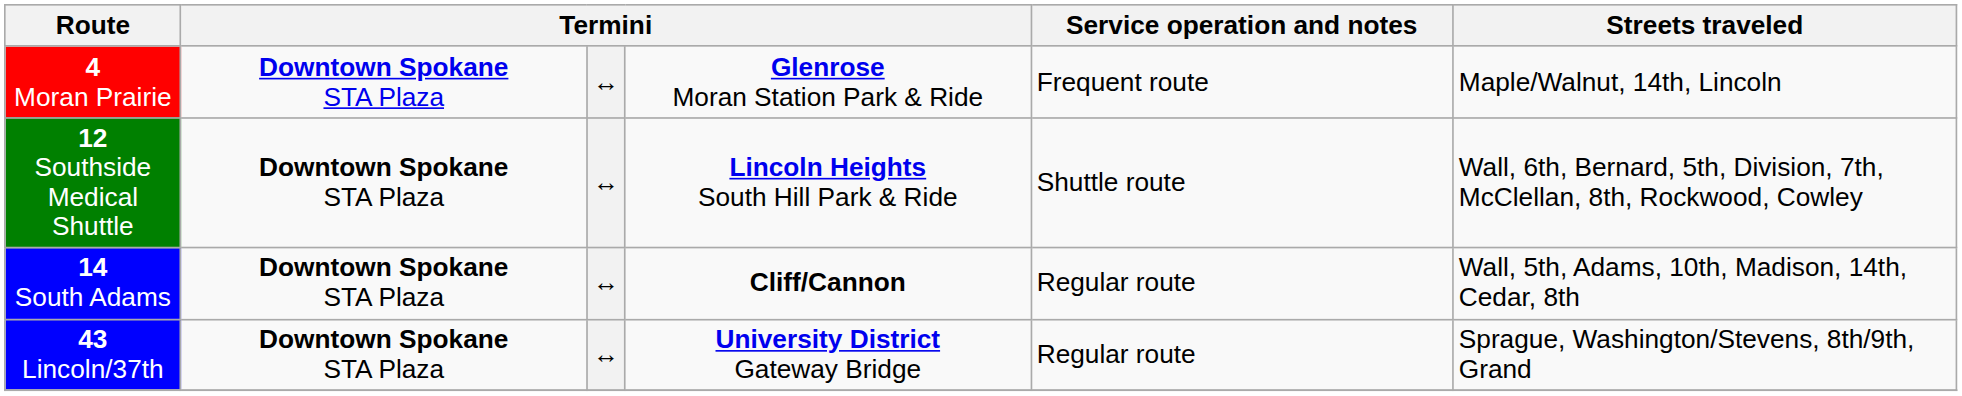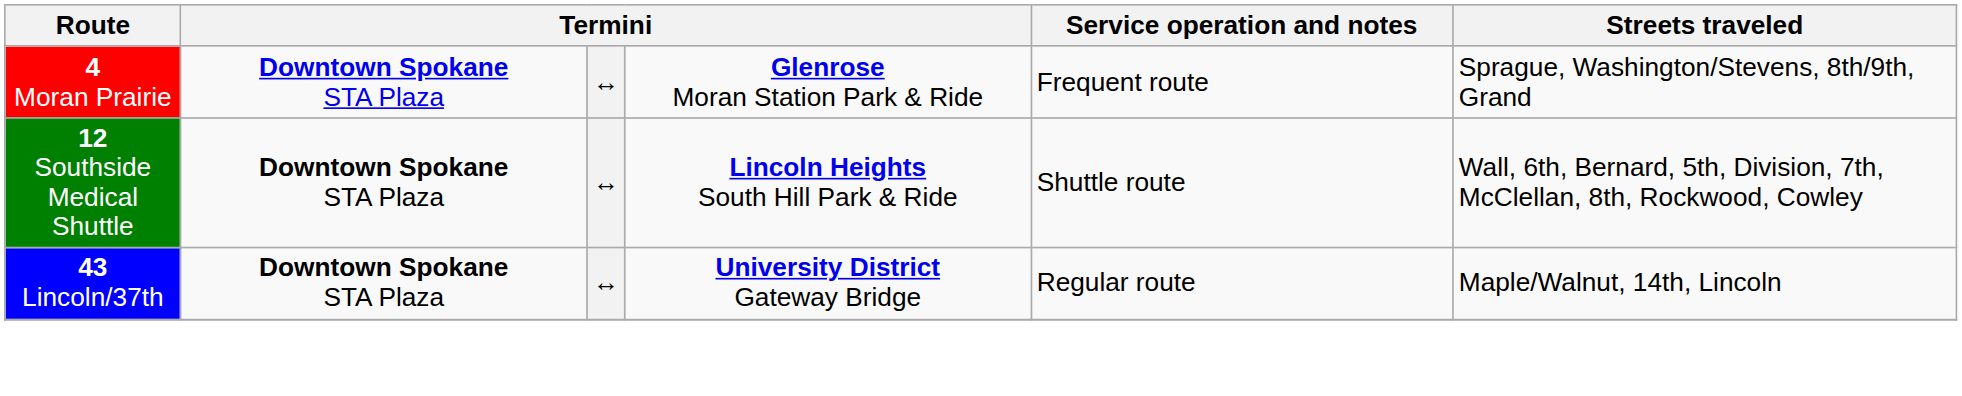(1620, 81) Maple/Walnut, 14th, Lincoln -> (1687, 81) Sprague, Washington/Stevens, 8th/9th, Grand
- row: (93, 283)
(1687, 354) Sprague, Washington/Stevens, 8th/9th, Grand -> (1620, 282) Maple/Walnut, 14th, Lincoln
